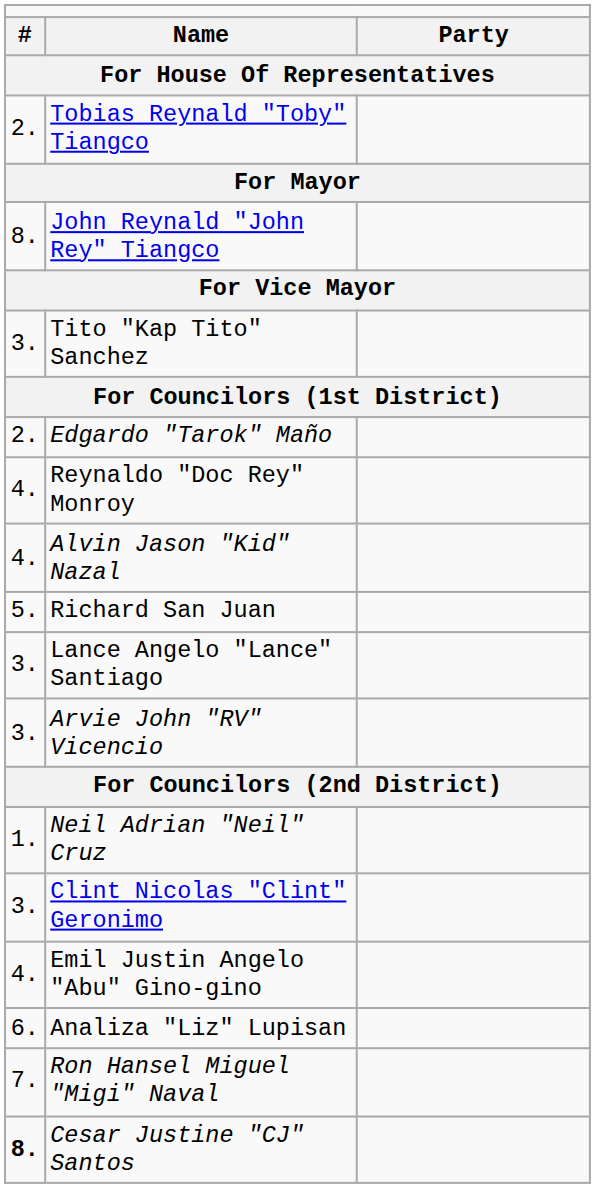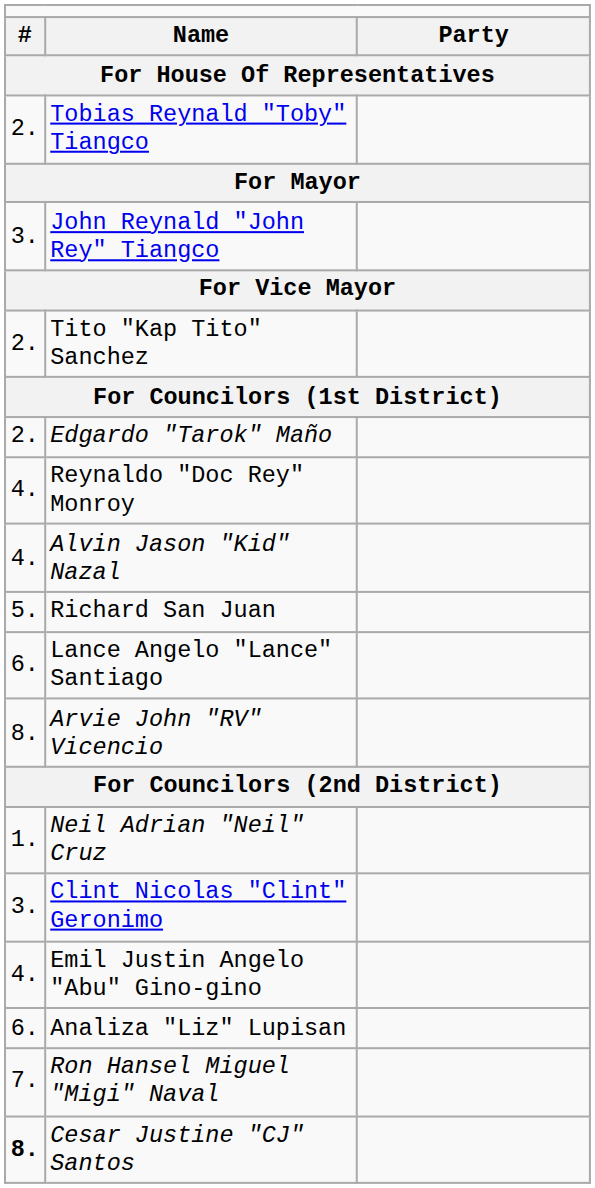(25, 236) 8. -> (25, 236) 3.
(25, 343) 3. -> (25, 343) 2.
(25, 665) 3. -> (25, 665) 6.
(25, 732) 3. -> (25, 732) 8.
